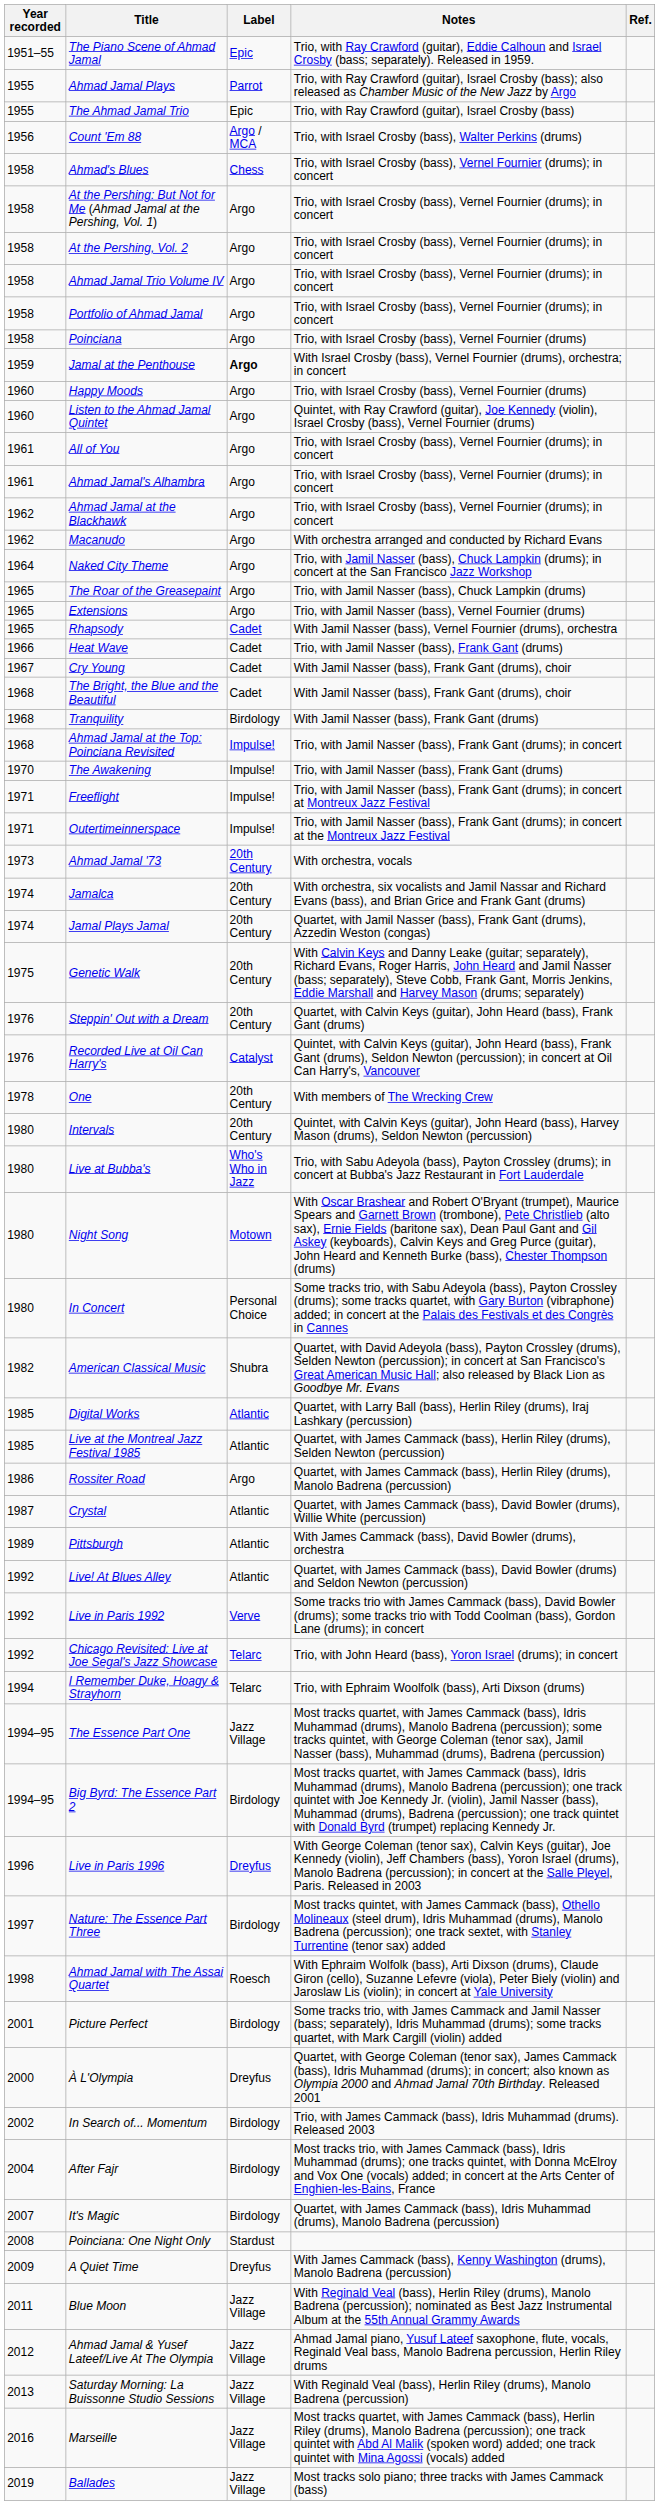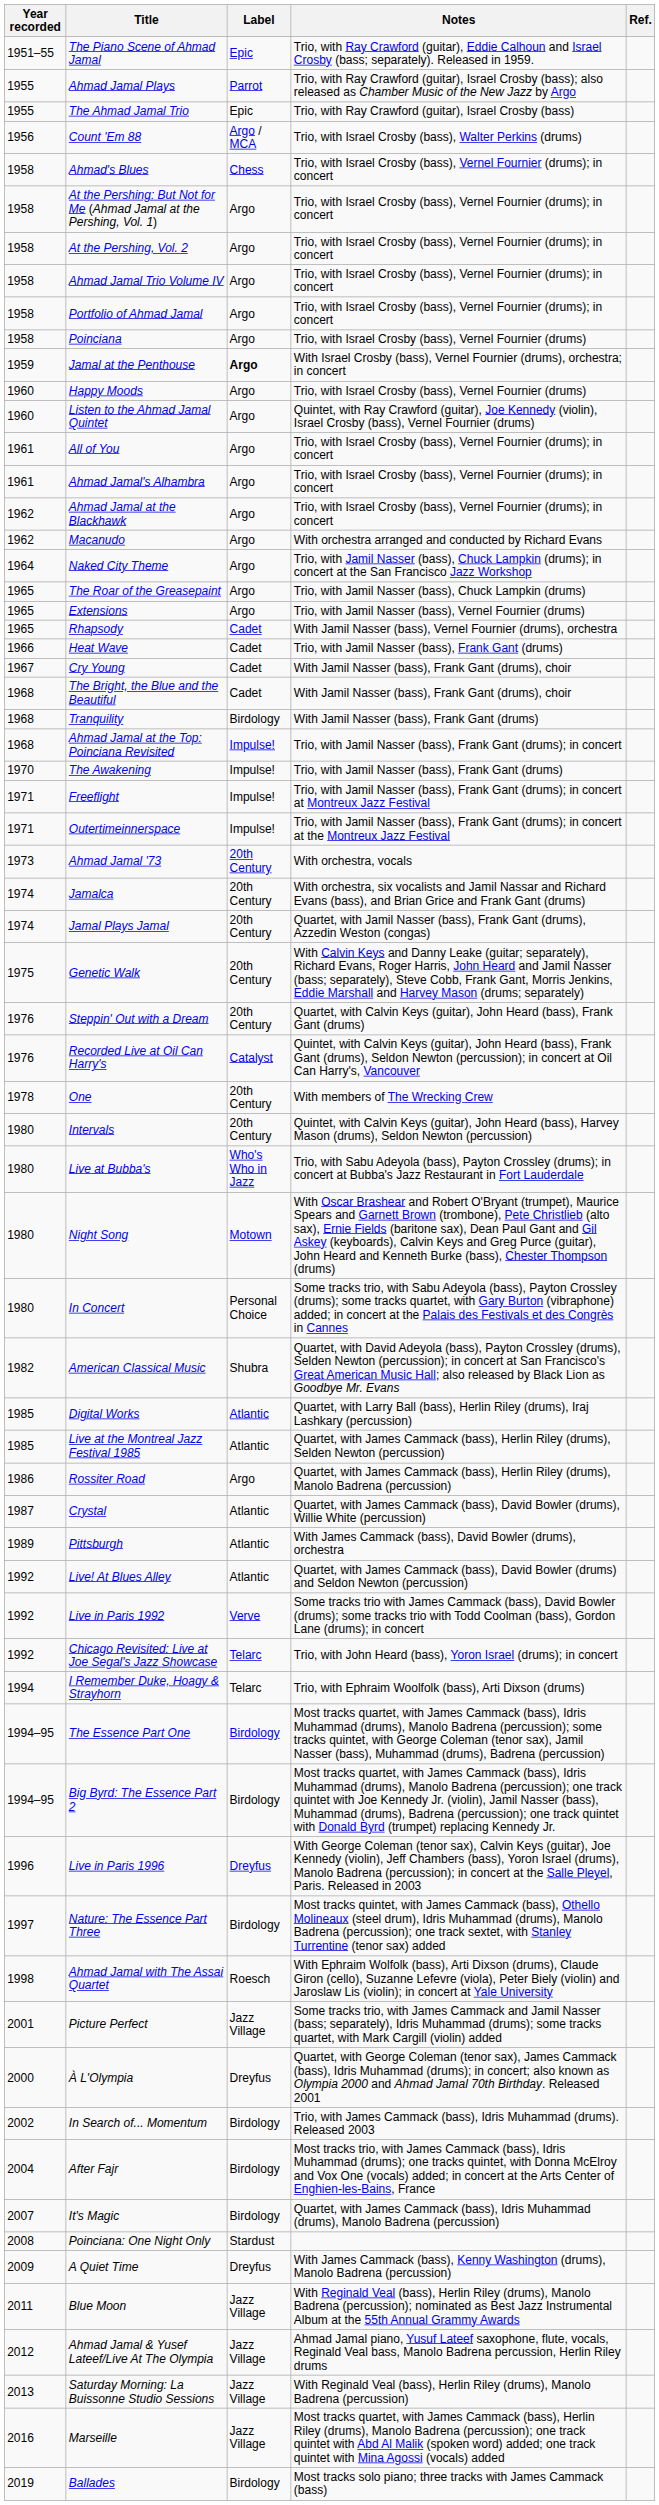(248, 1733) Jazz Village -> (255, 1733) Birdology
(255, 2024) Birdology -> (248, 2024) Jazz Village
(248, 2483) Jazz Village -> (255, 2483) Birdology
